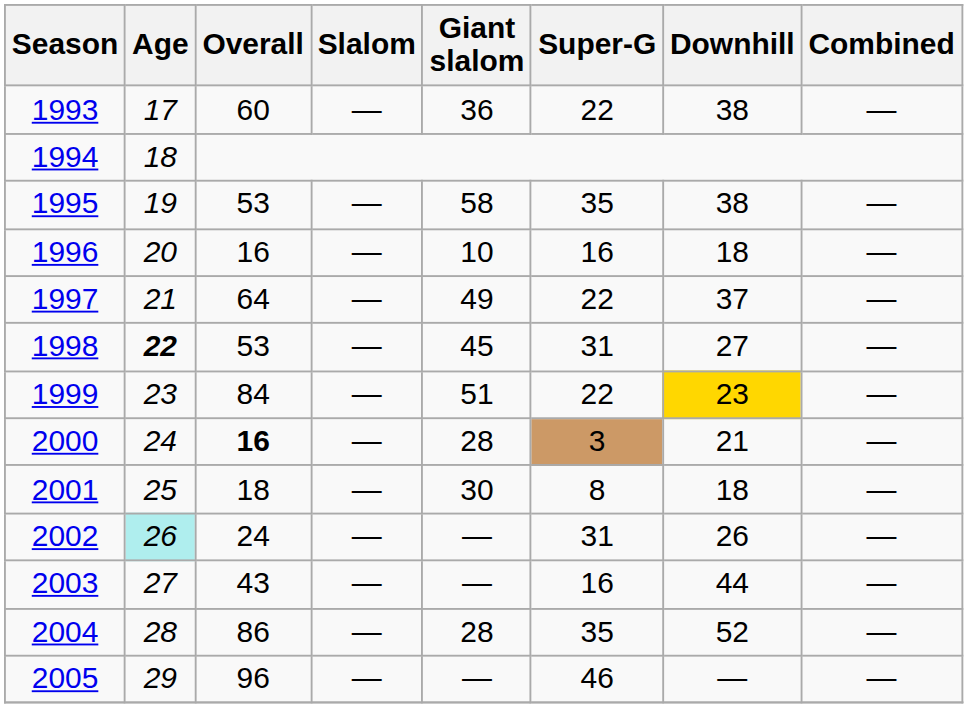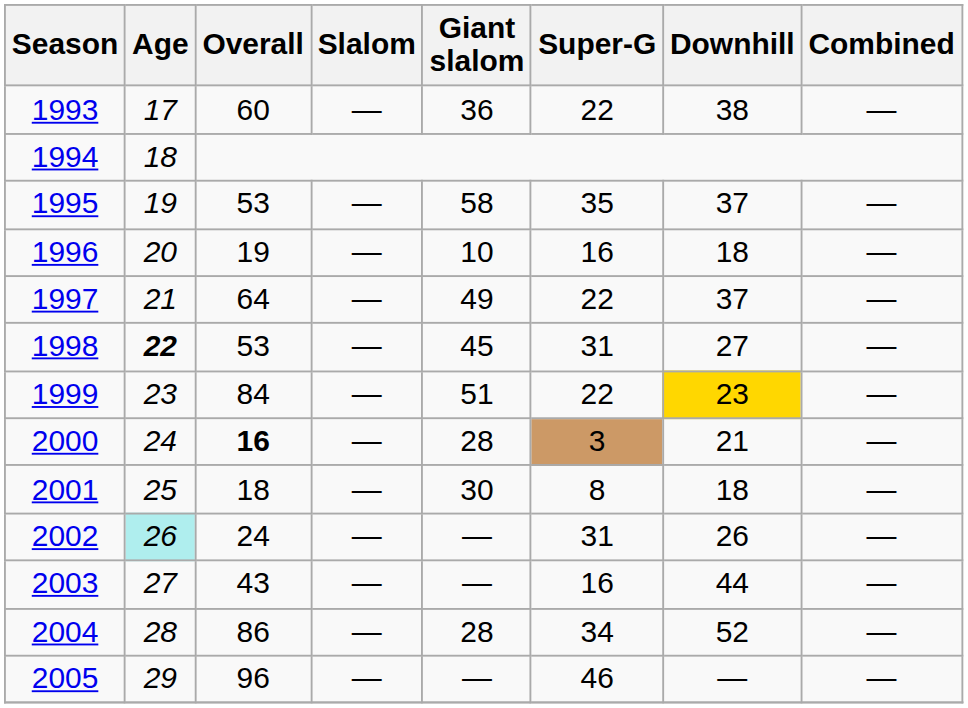(732, 204) 38 -> (732, 204) 37
(253, 251) 16 -> (253, 251) 19
(597, 631) 35 -> (597, 631) 34
